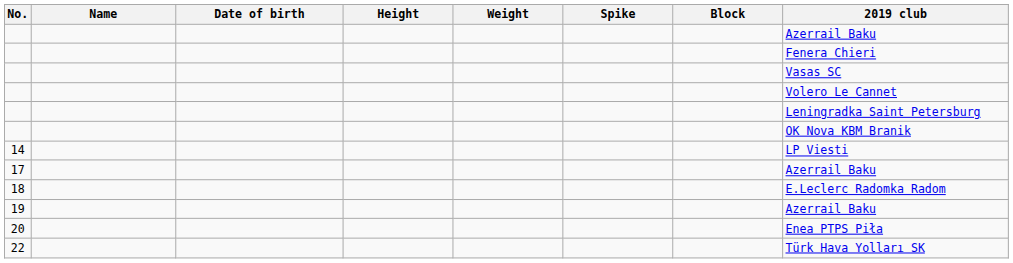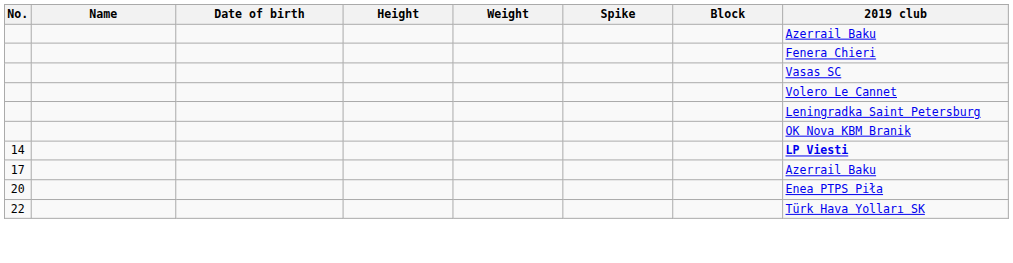(817, 150) normal -> (817, 150) bold
- row: (18, 189)
- row: (18, 209)
